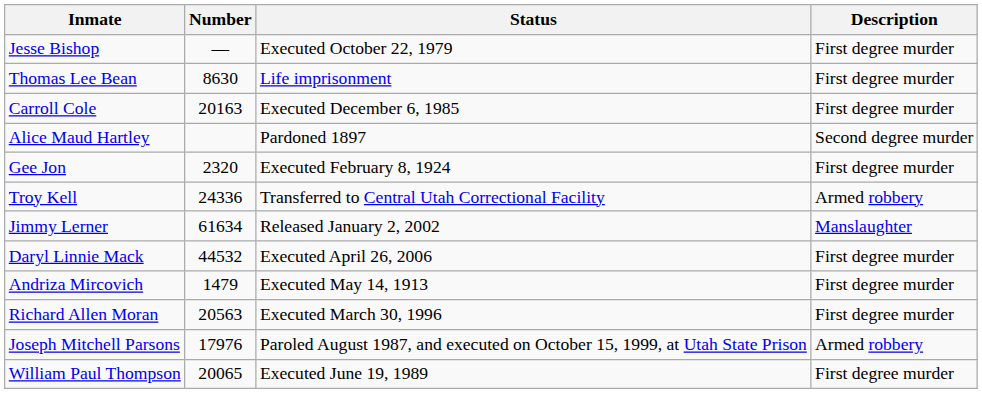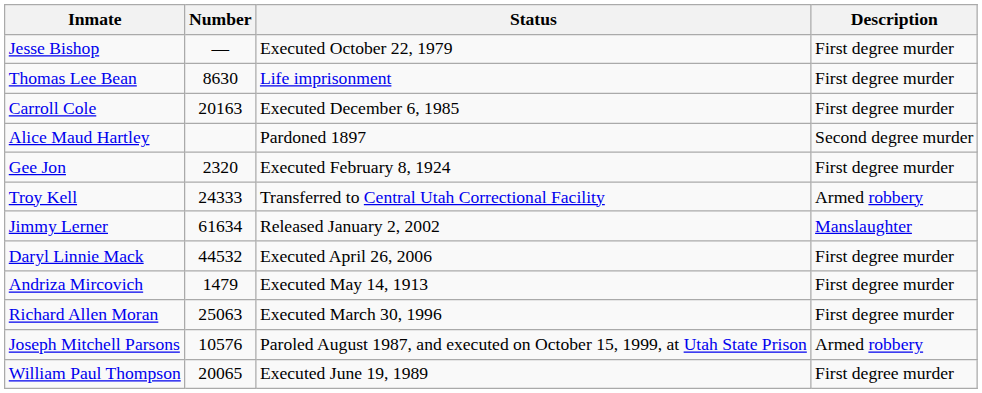(220, 196) 24336 -> (220, 196) 24333
(220, 314) 20563 -> (220, 314) 25063
(220, 344) 17976 -> (220, 344) 10576
